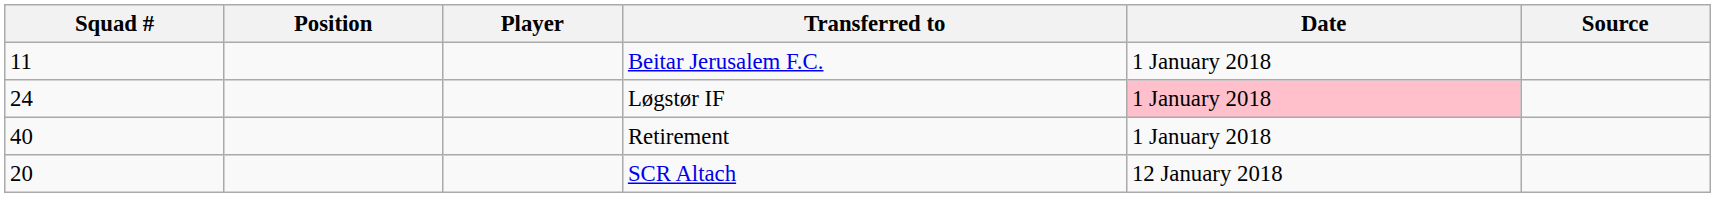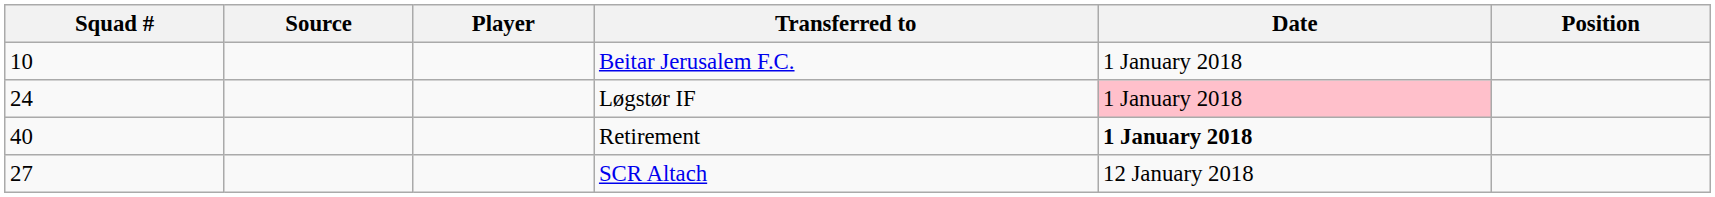columns swapped: (333, 23) <-> (1615, 23)
(21, 61) 11 -> (21, 61) 10
(1202, 136) normal -> (1178, 136) bold
(21, 173) 20 -> (21, 173) 27
